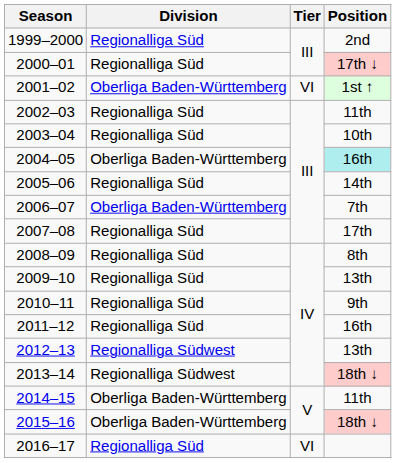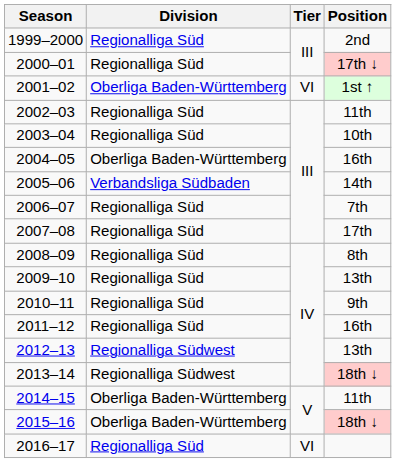(357, 159) paleturquoise background -> (357, 159) no background
(147, 183) Regionalliga Süd -> (170, 183) Verbandsliga Südbaden
(188, 207) Oberliga Baden-Württemberg -> (147, 207) Regionalliga Süd
